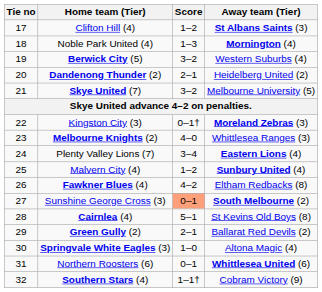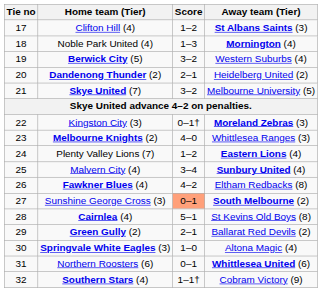(189, 153) 3–4 -> (189, 153) 1–2
(189, 169) 1–2 -> (189, 169) 3–4
